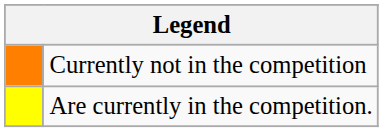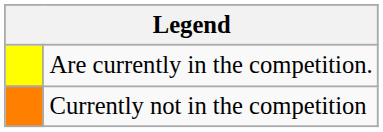rows swapped: (211, 105) <-> (208, 65)
